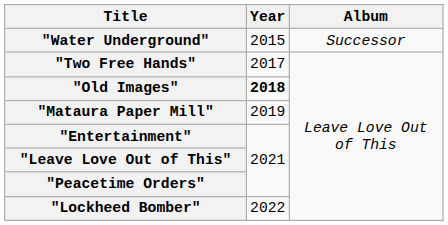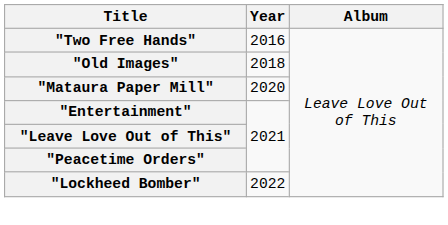- row: (126, 40)
(268, 64) 2017 -> (268, 40) 2016
(268, 88) bold -> (268, 64) normal
(268, 112) 2019 -> (268, 88) 2020
